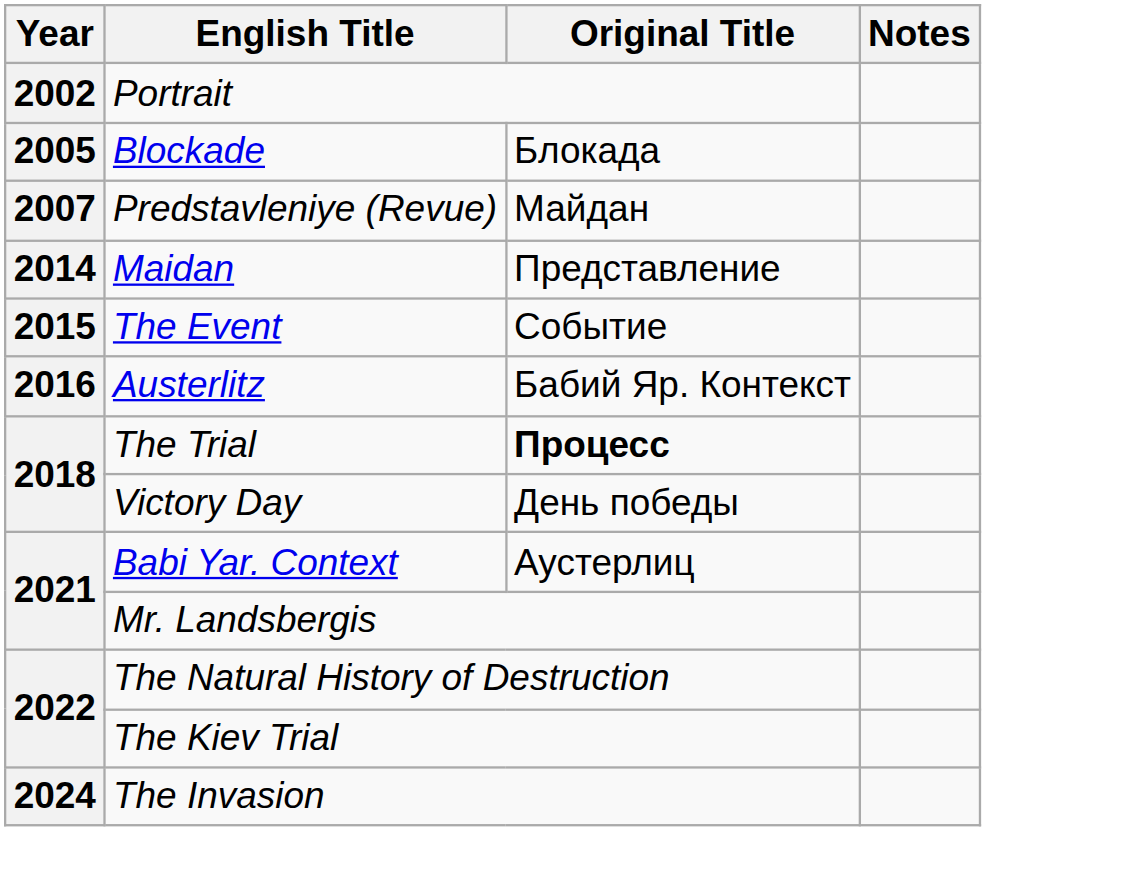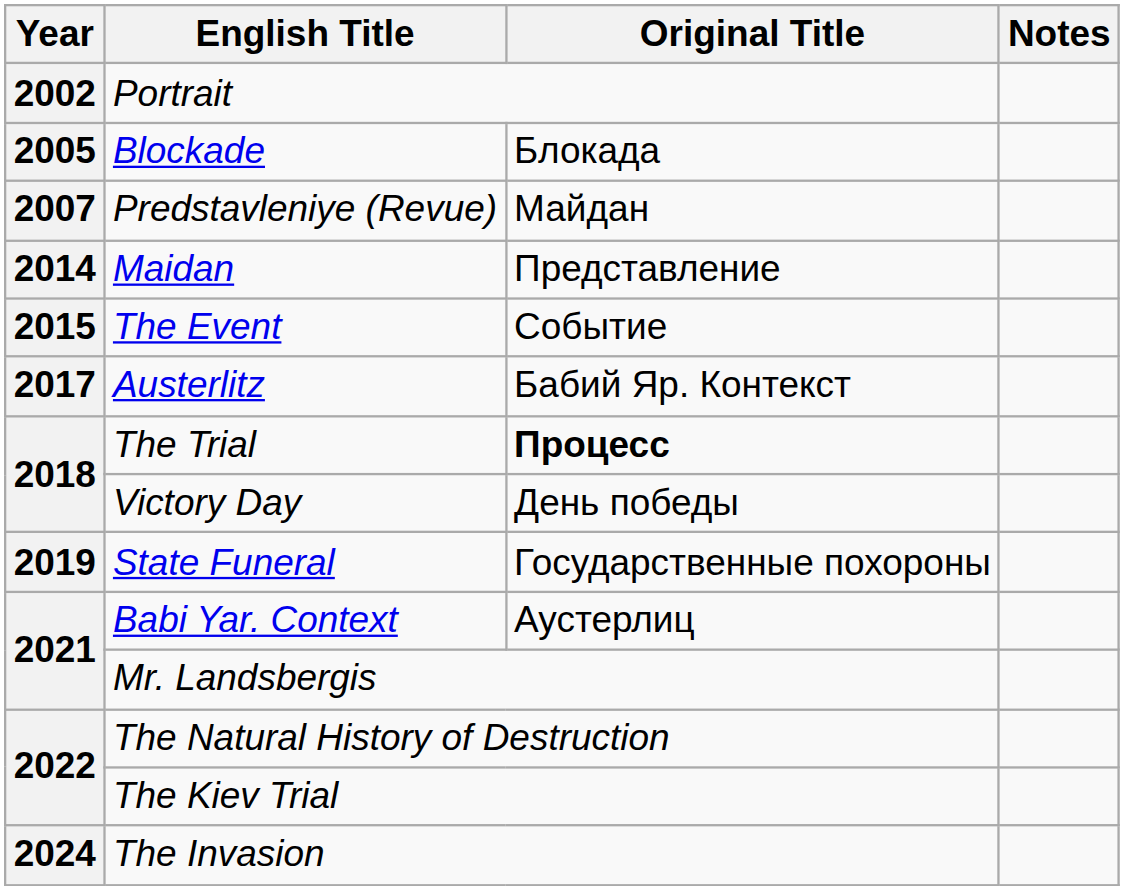(55, 385) 2016 -> (55, 385) 2017
+ row: (224, 561)
